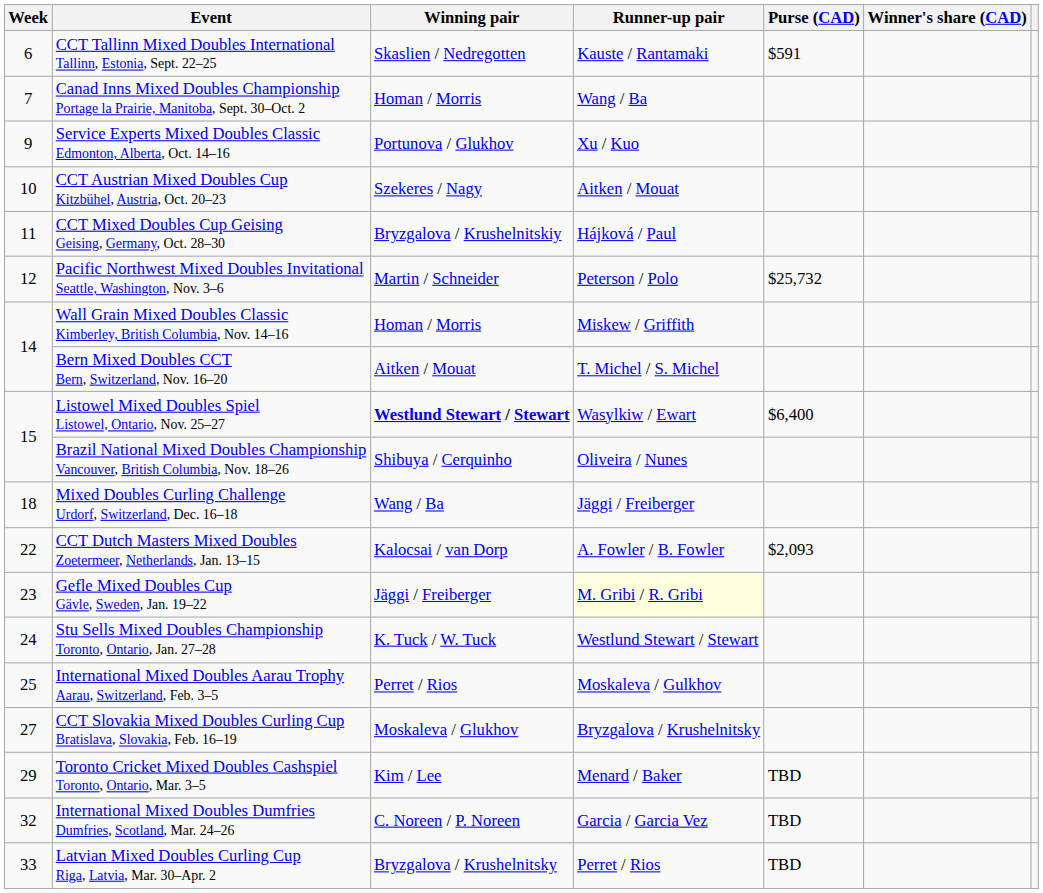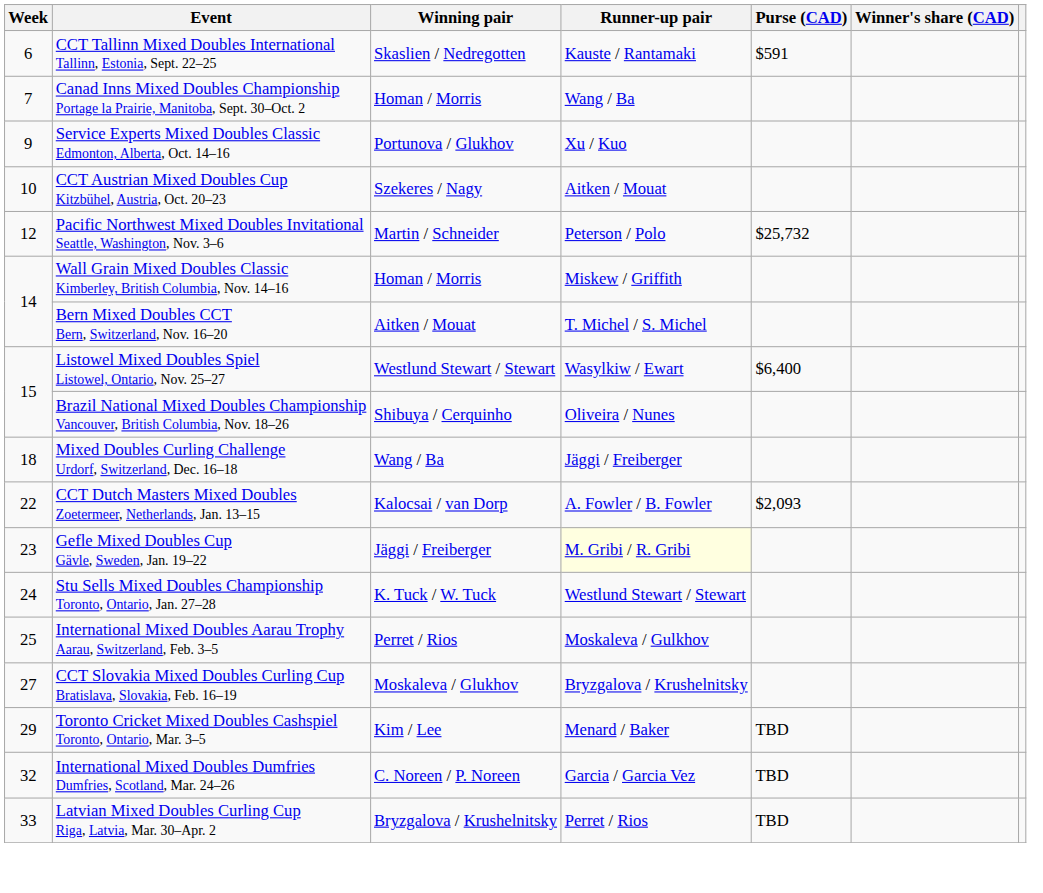- row: (169, 233)
(472, 414) bold -> (465, 369) normal
